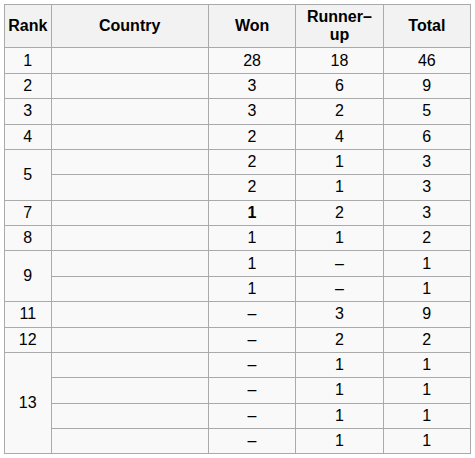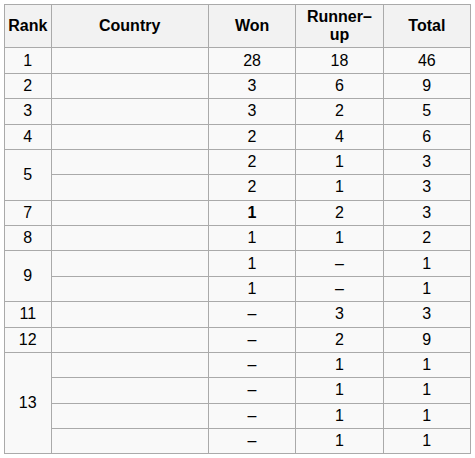(427, 314) 9 -> (427, 314) 3
(427, 339) 2 -> (427, 339) 9
